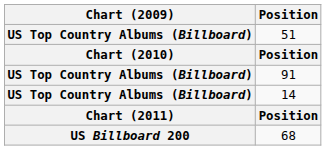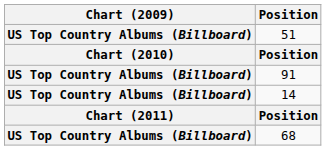(130, 135) US Billboard 200 -> (130, 135) US Top Country Albums (Billboard)
